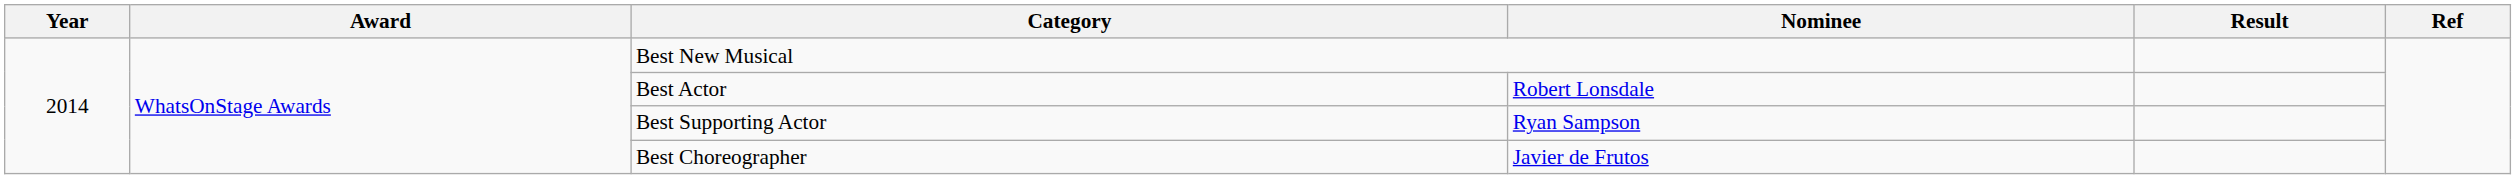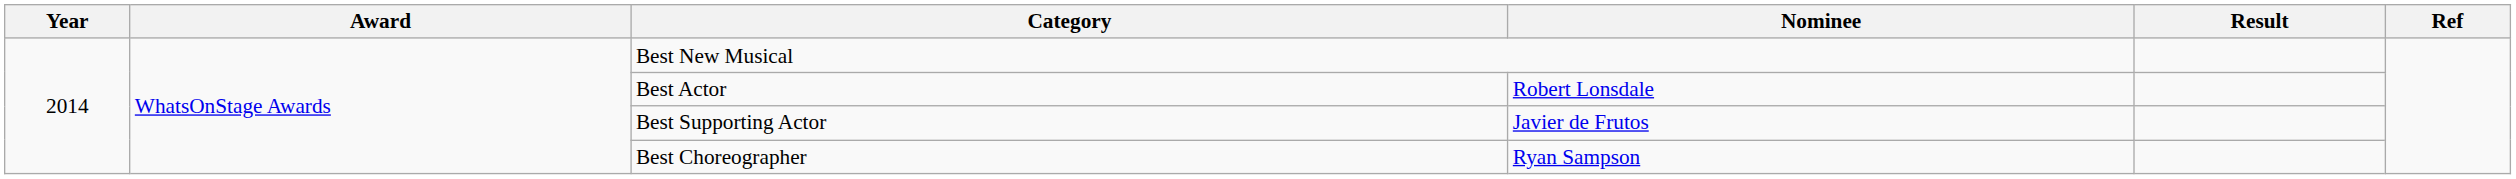(1577, 122) Ryan Sampson -> (1581, 122) Javier de Frutos
(1581, 156) Javier de Frutos -> (1577, 156) Ryan Sampson
